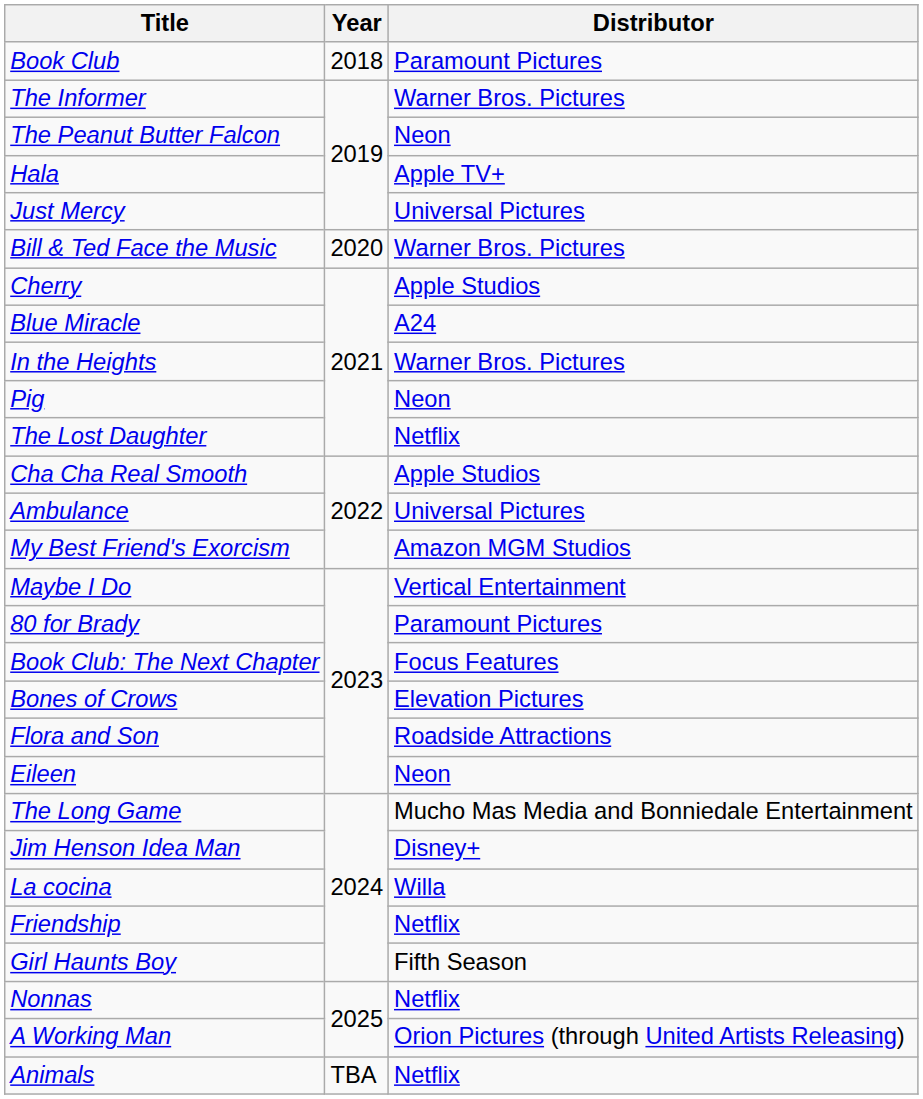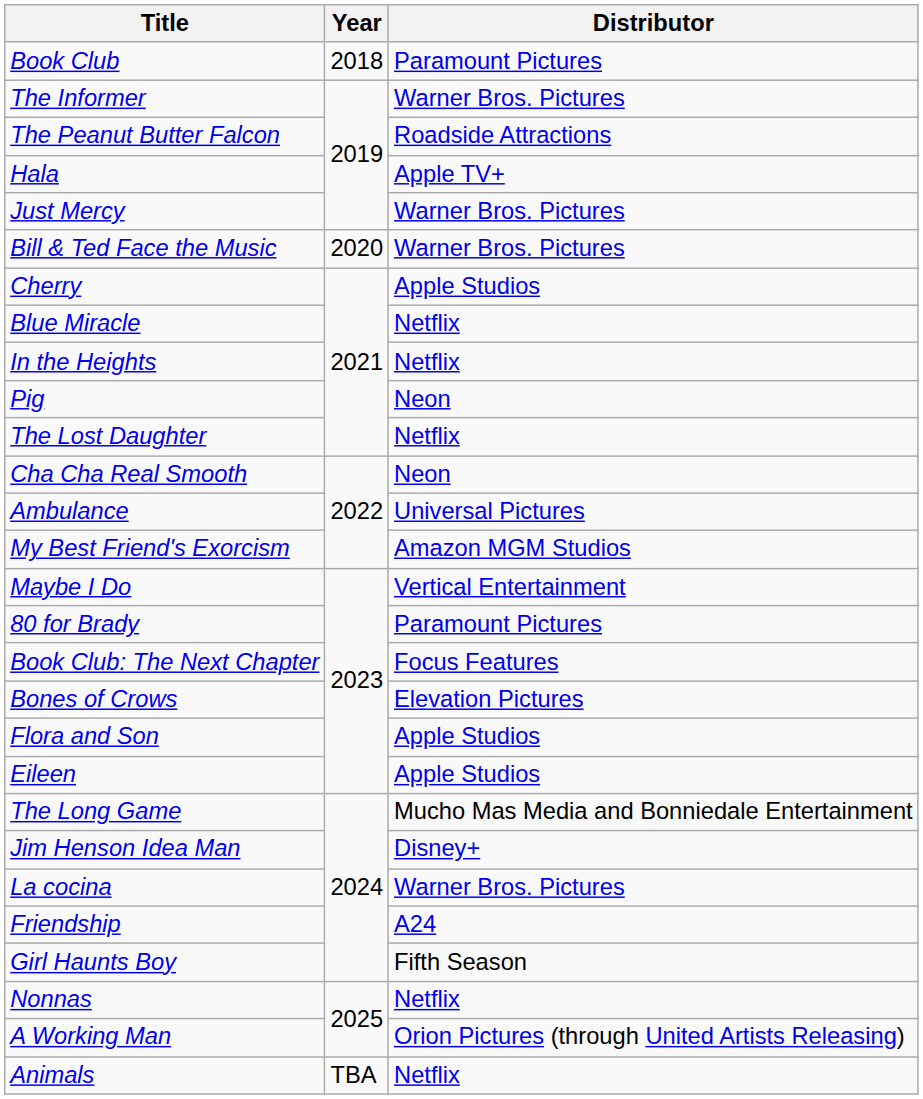(422, 135) Neon -> (503, 135) Roadside Attractions
(489, 211) Universal Pictures -> (509, 211) Warner Bros. Pictures
(415, 323) A24 -> (427, 323) Netflix
(509, 361) Warner Bros. Pictures -> (427, 361) Netflix
(467, 473) Apple Studios -> (422, 473) Neon
(503, 736) Roadside Attractions -> (467, 736) Apple Studios
(422, 774) Neon -> (467, 774) Apple Studios
(420, 887) Willa -> (509, 887) Warner Bros. Pictures
(427, 924) Netflix -> (415, 924) A24
